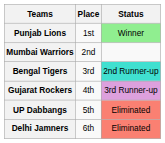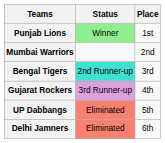columns swapped: (88, 13) <-> (131, 13)
